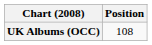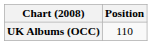(125, 31) 108 -> (125, 31) 110
